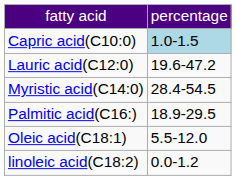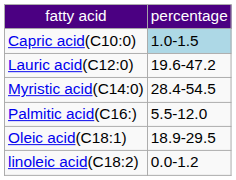(183, 114) 18.9-29.5 -> (179, 114) 5.5-12.0
(179, 138) 5.5-12.0 -> (183, 138) 18.9-29.5
